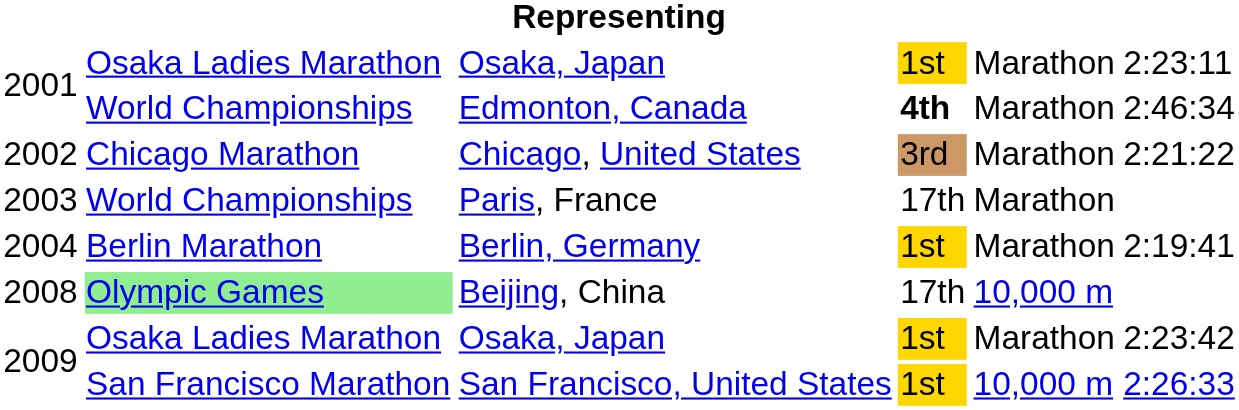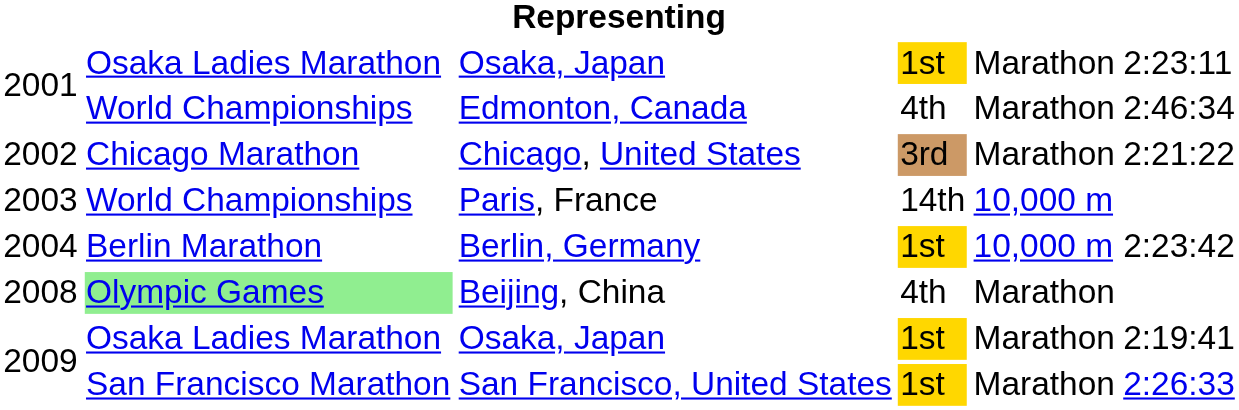(925, 108) bold -> (923, 108) normal
(933, 200) 17th -> (933, 200) 14th
(1044, 200) Marathon -> (1043, 200) 10,000 m
(1044, 246) Marathon -> (1043, 246) 10,000 m
(1179, 246) 2:19:41 -> (1179, 246) 2:23:42
(933, 292) 17th -> (923, 292) 4th
(1043, 292) 10,000 m -> (1044, 292) Marathon
(1179, 338) 2:23:42 -> (1179, 338) 2:19:41
(1043, 384) 10,000 m -> (1044, 384) Marathon
